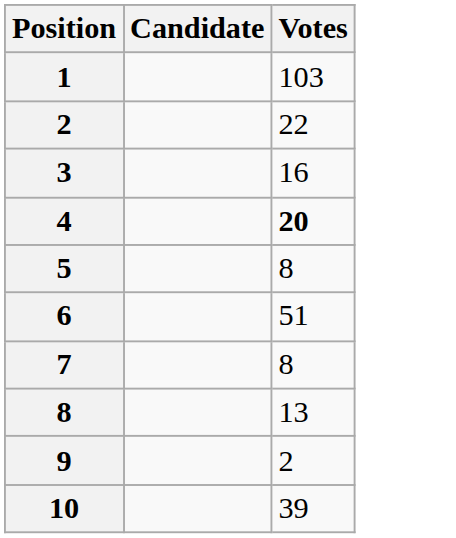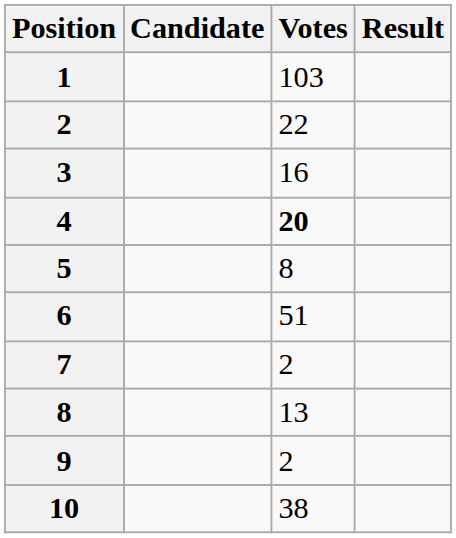+ column: (403, 28)
(286, 364) 8 -> (286, 364) 2
(294, 508) 39 -> (294, 508) 38
